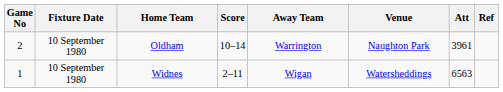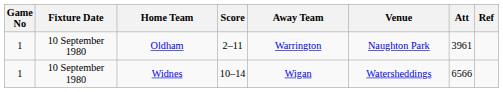(20, 46) 2 -> (20, 46) 1
(233, 46) 10–14 -> (233, 46) 2–11
(233, 73) 2–11 -> (233, 73) 10–14
(462, 73) 6563 -> (462, 73) 6566
